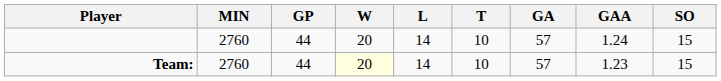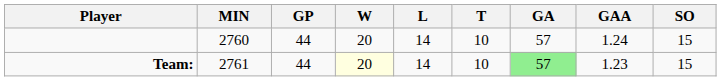(234, 64) 2760 -> (234, 64) 2761
(543, 64) no background -> (543, 64) lightgreen background
